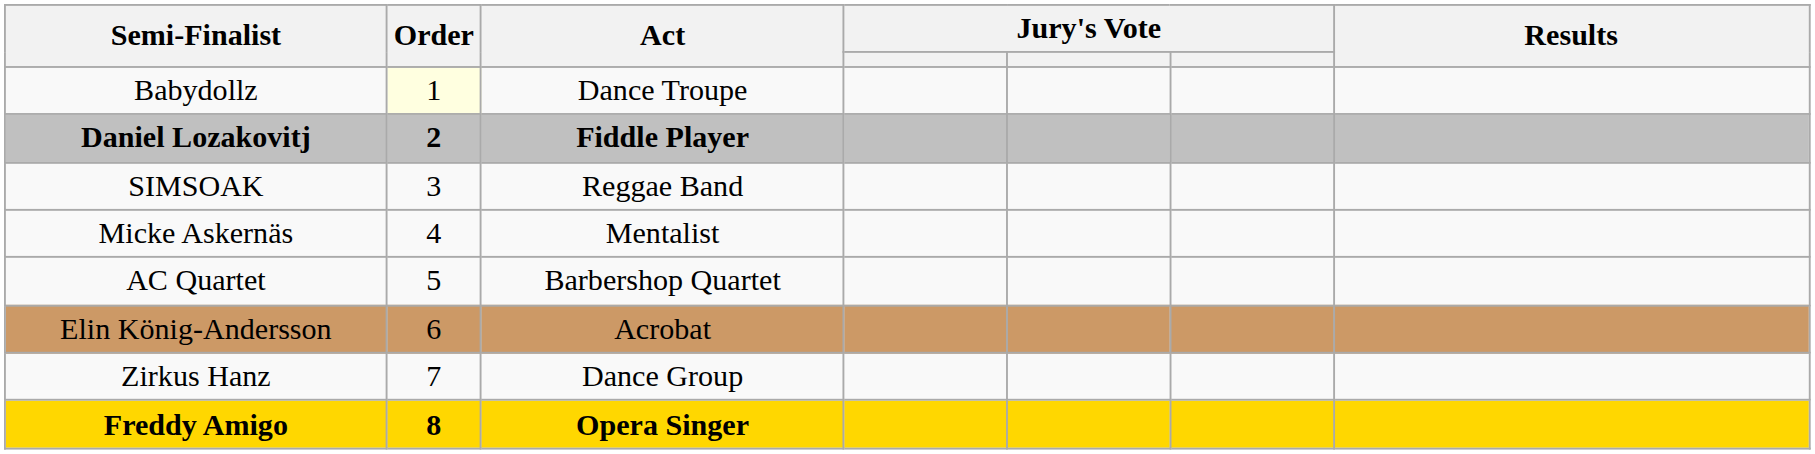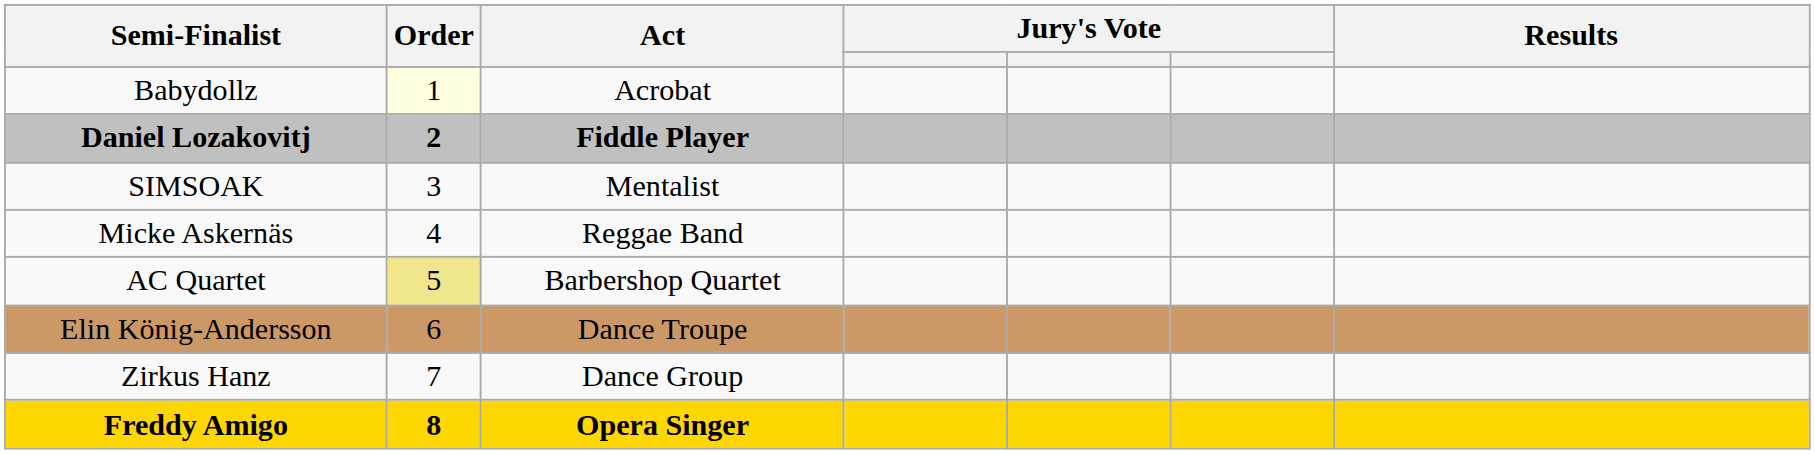(663, 89) Dance Troupe -> (663, 89) Acrobat
(663, 185) Reggae Band -> (663, 185) Mentalist
(663, 233) Mentalist -> (663, 233) Reggae Band
(434, 280) no background -> (434, 280) khaki background
(663, 328) Acrobat -> (663, 328) Dance Troupe
